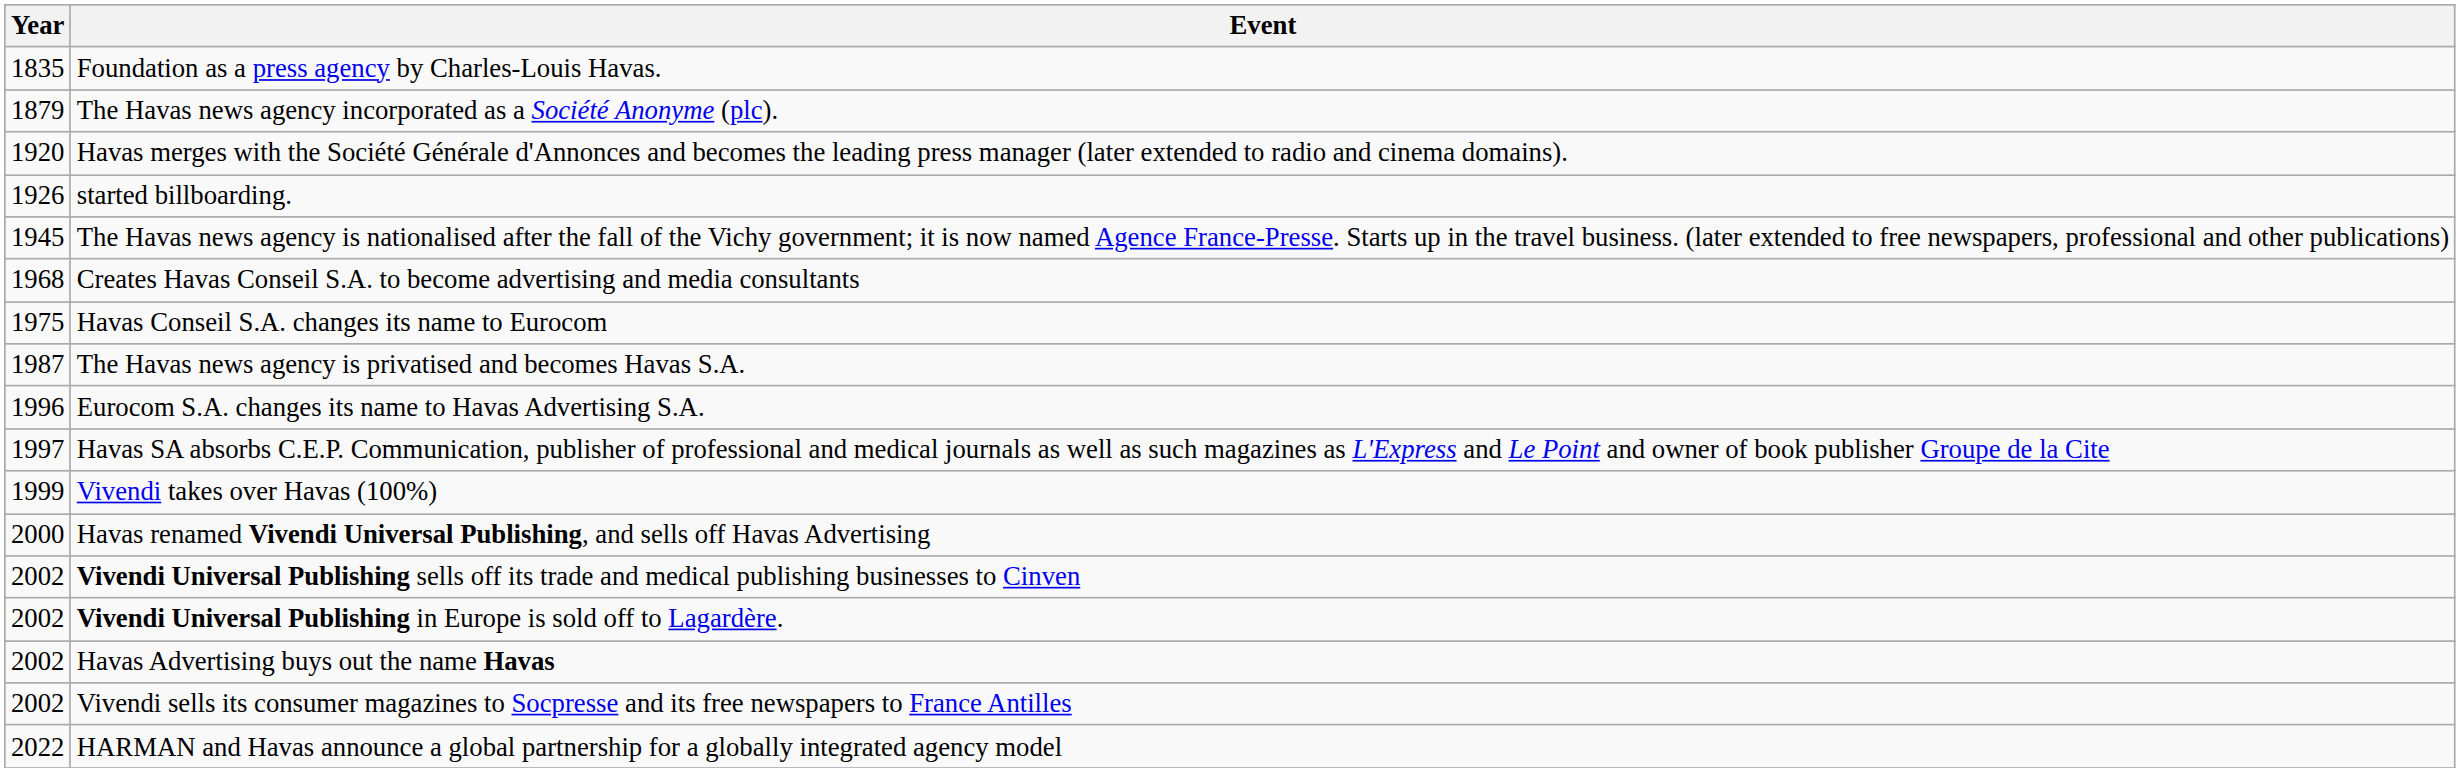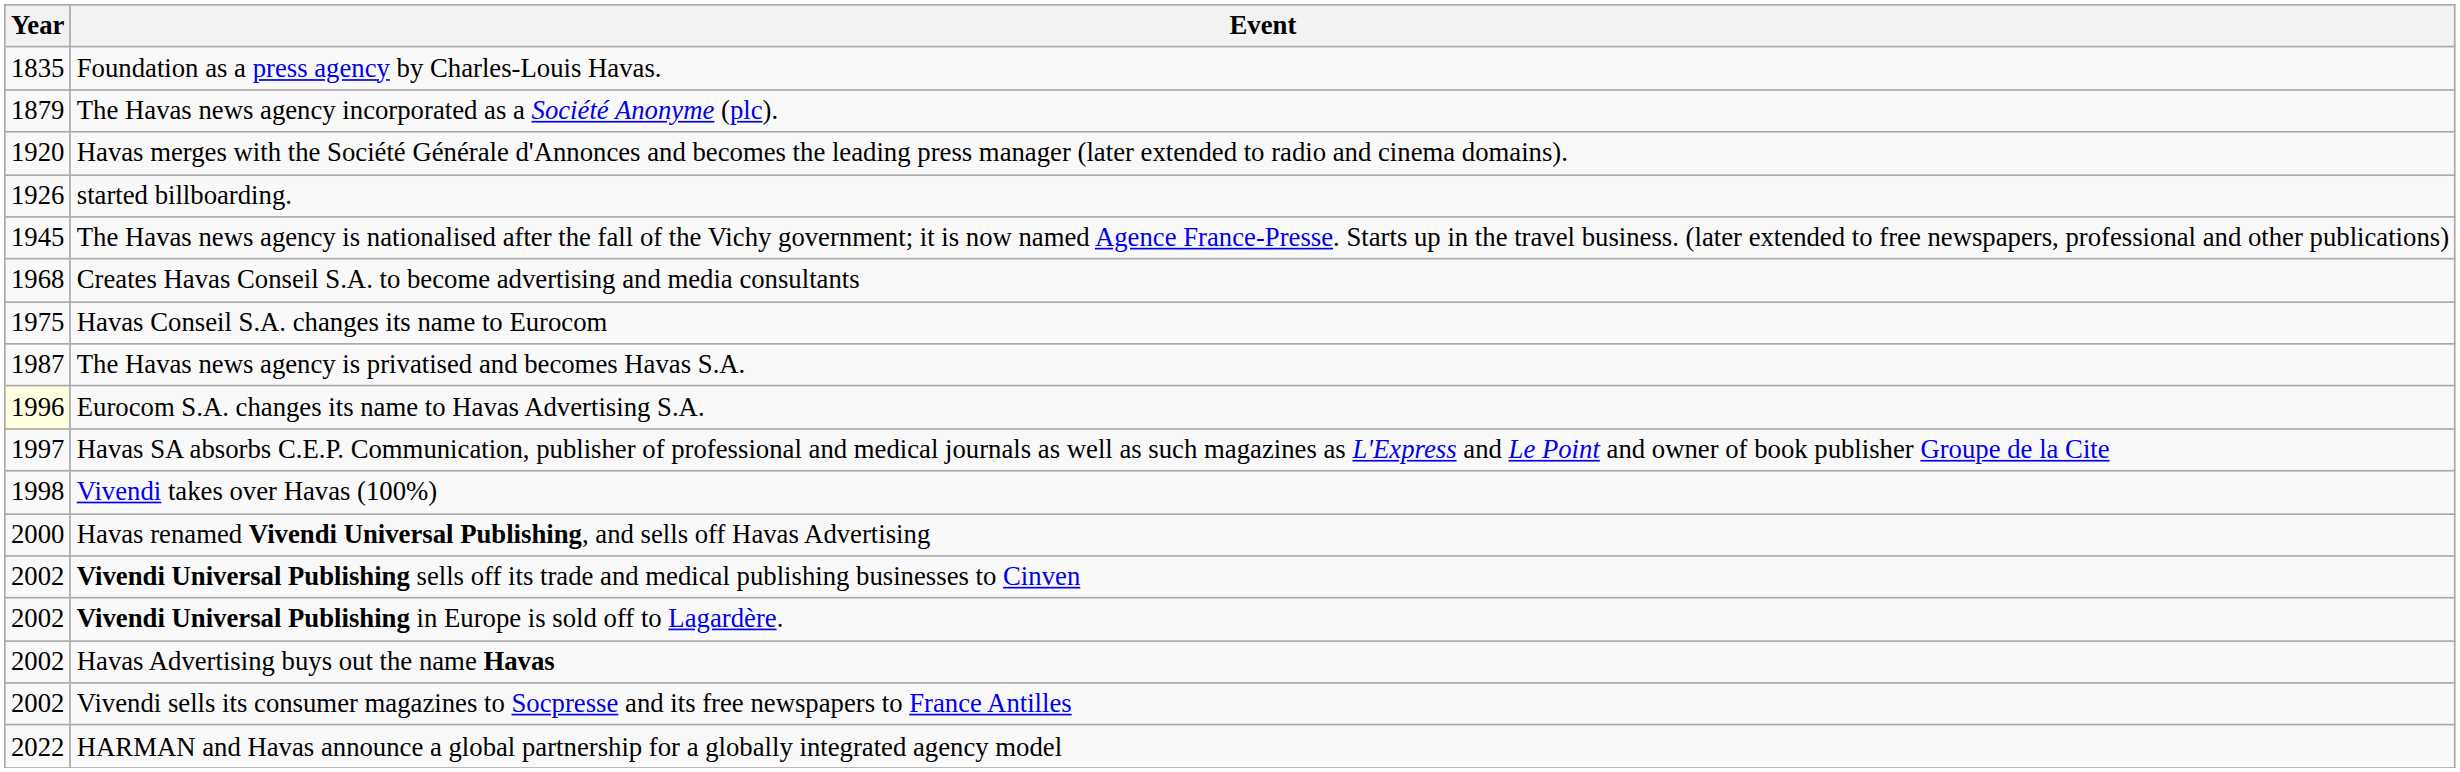(38, 407) no background -> (38, 407) lightyellow background
(38, 491) 1999 -> (38, 491) 1998
